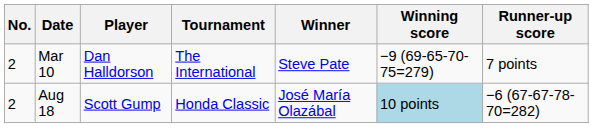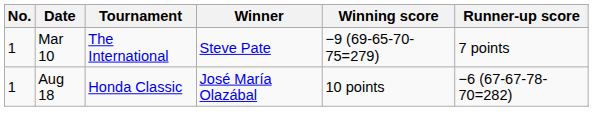- column: (126, 24)
(12, 64) 2 -> (12, 47) 1
(12, 103) 2 -> (12, 87) 1
(410, 103) lightblue background -> (355, 87) no background
